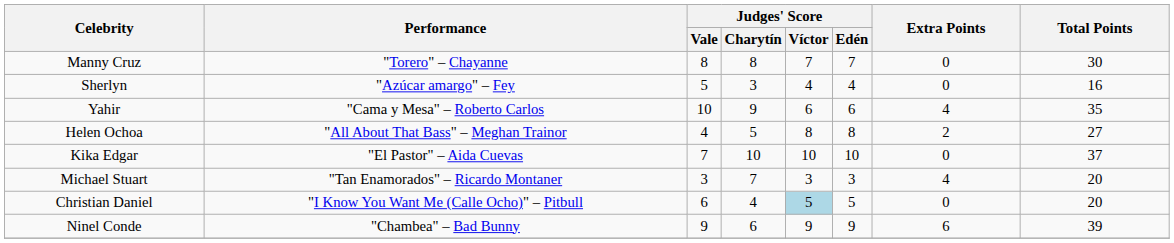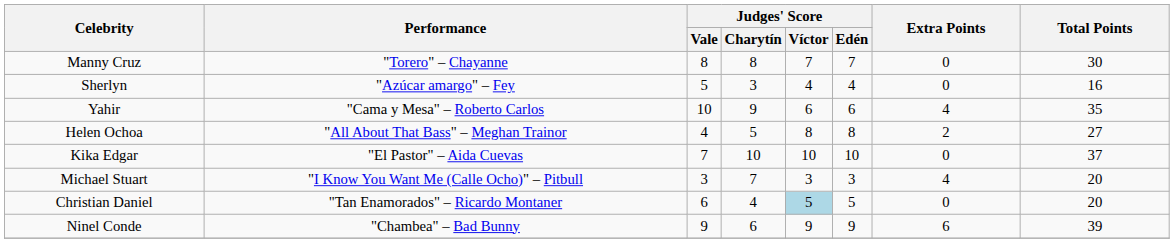(445, 179) "Tan Enamorados" – Ricardo Montaner -> (445, 179) "I Know You Want Me (Calle Ocho)" – Pitbull
(445, 202) "I Know You Want Me (Calle Ocho)" – Pitbull -> (445, 202) "Tan Enamorados" – Ricardo Montaner
